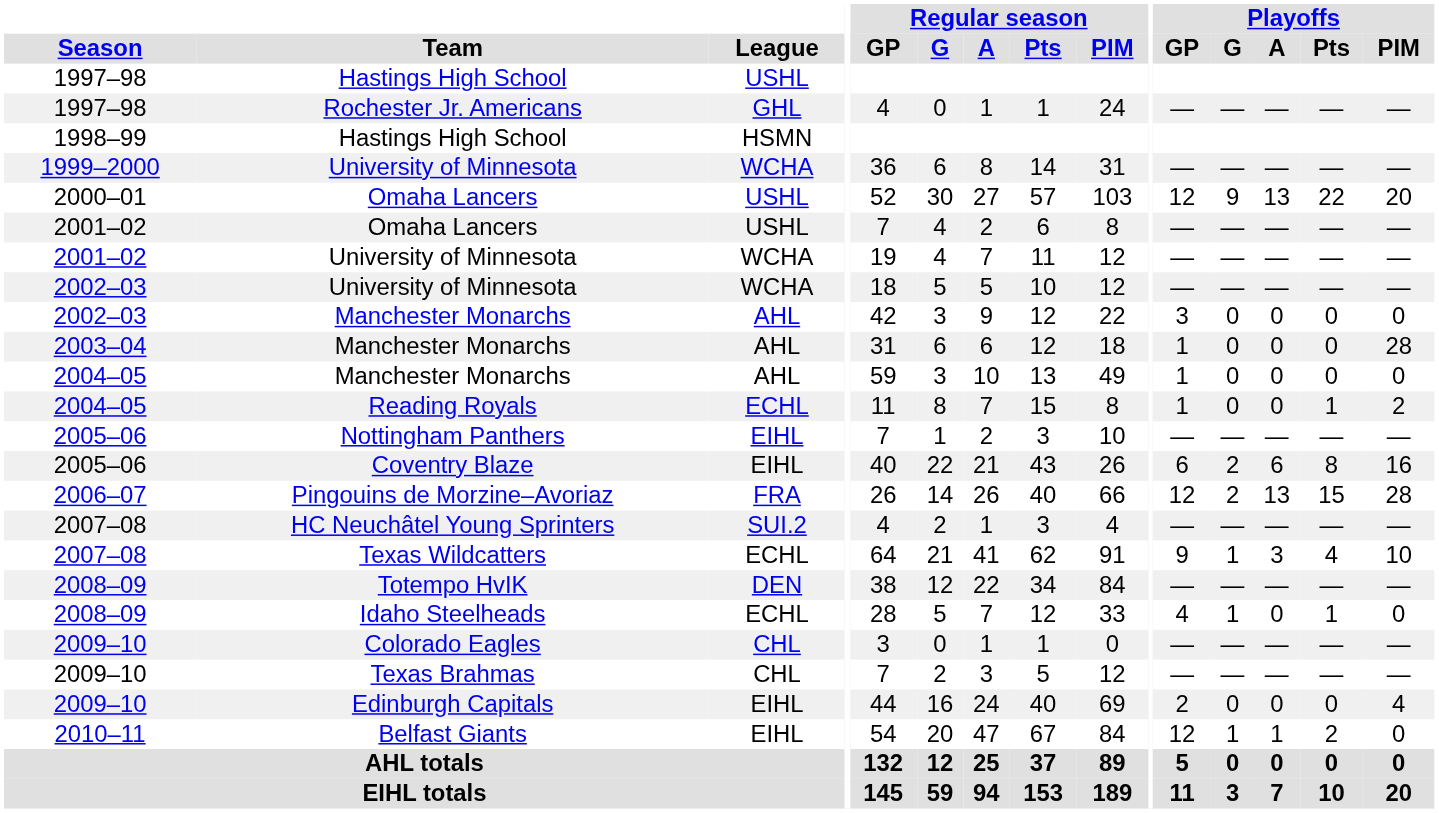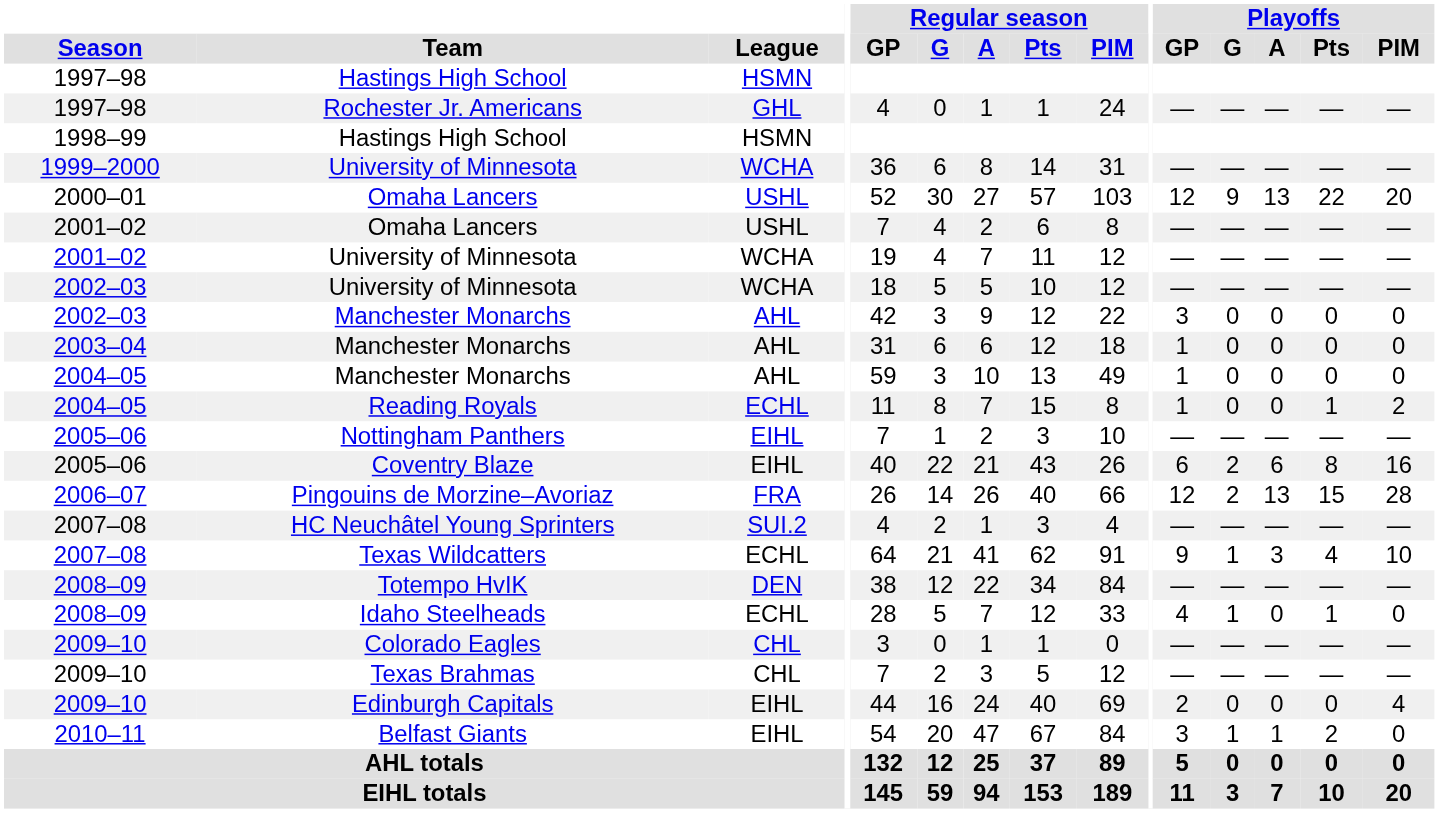(777, 78) USHL -> (777, 78) HSMN
(1399, 346) 28 -> (1399, 346) 0
(1182, 733) 12 -> (1182, 733) 3
